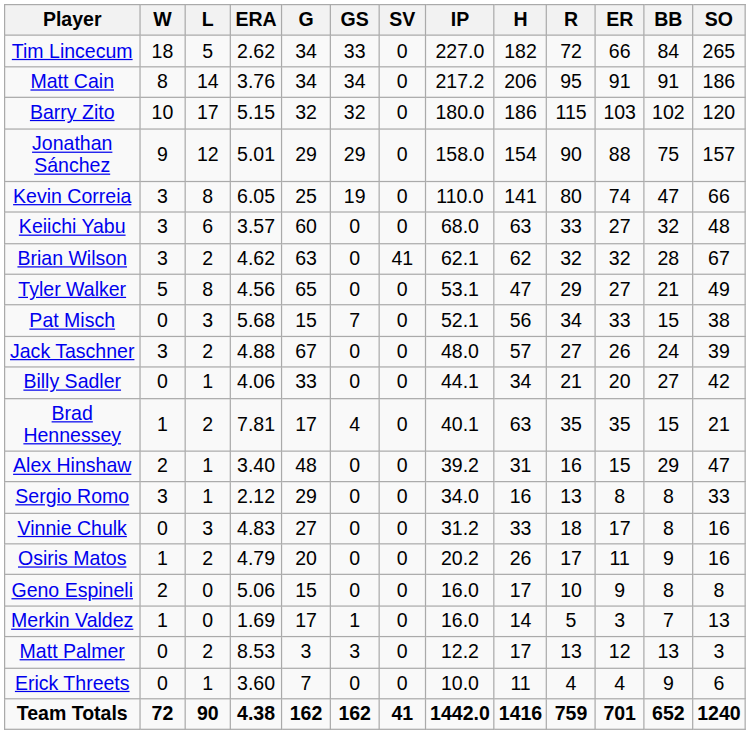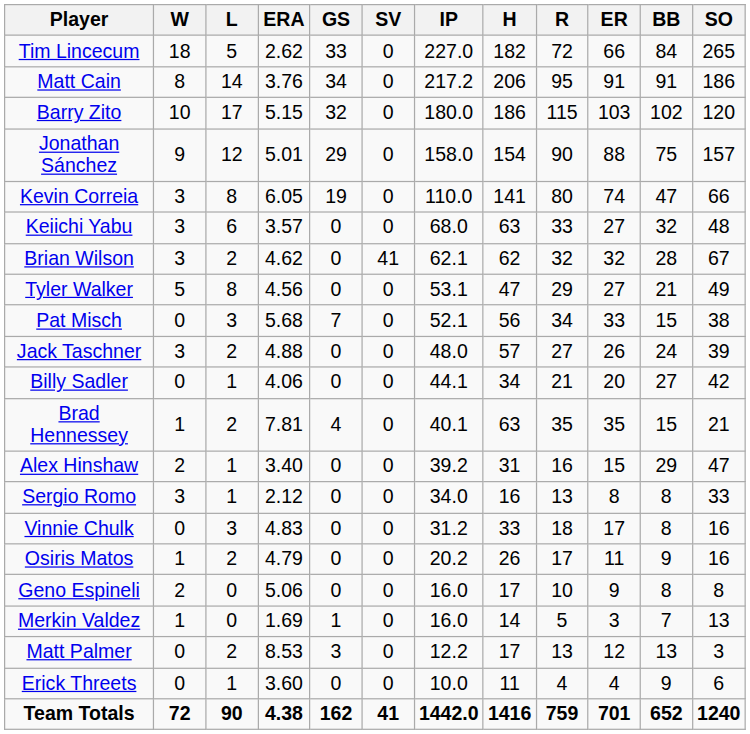- column: (306, 19)
